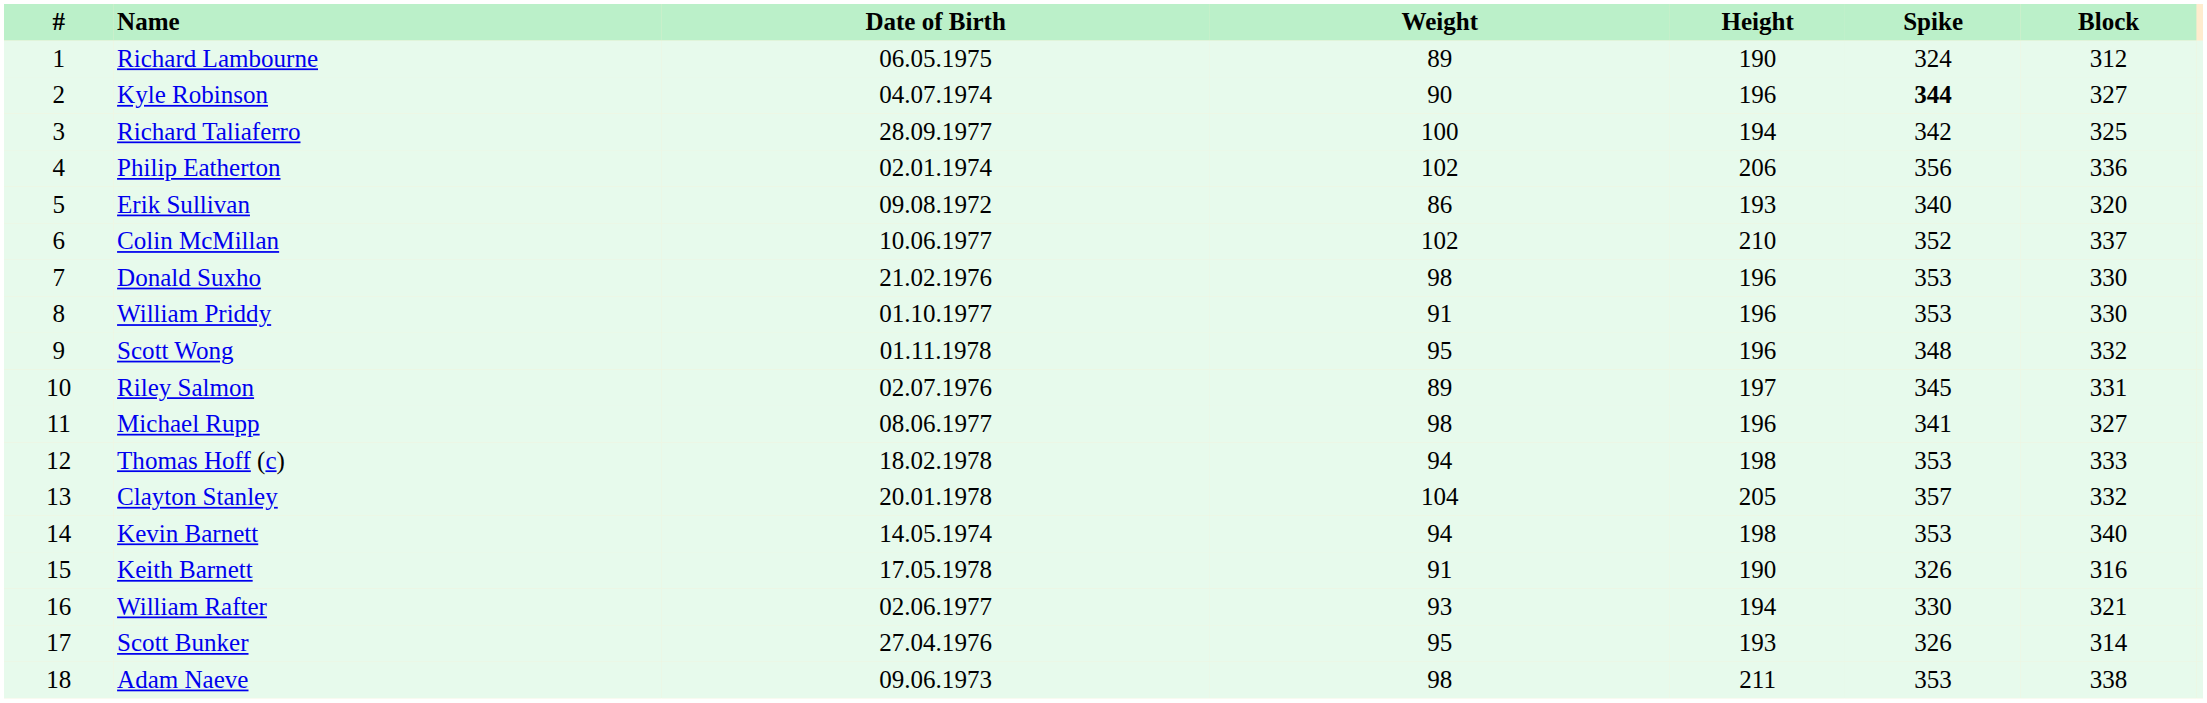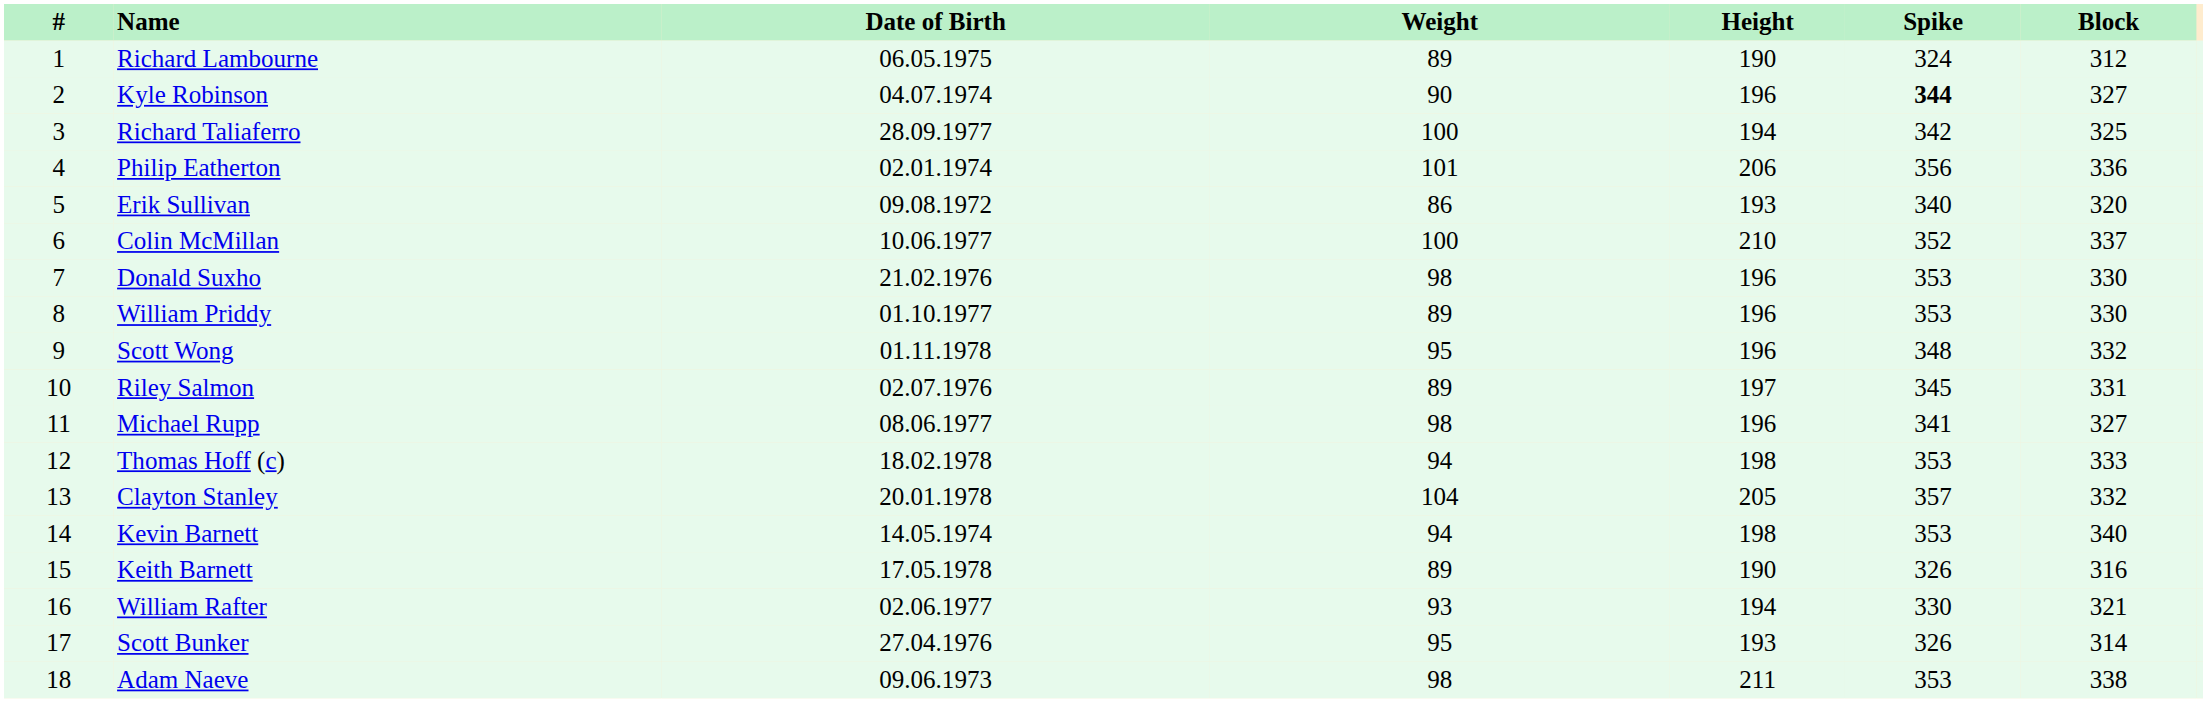(1440, 168) 102 -> (1440, 168) 101
(1440, 241) 102 -> (1440, 241) 100
(1440, 314) 91 -> (1440, 314) 89
(1440, 570) 91 -> (1440, 570) 89
